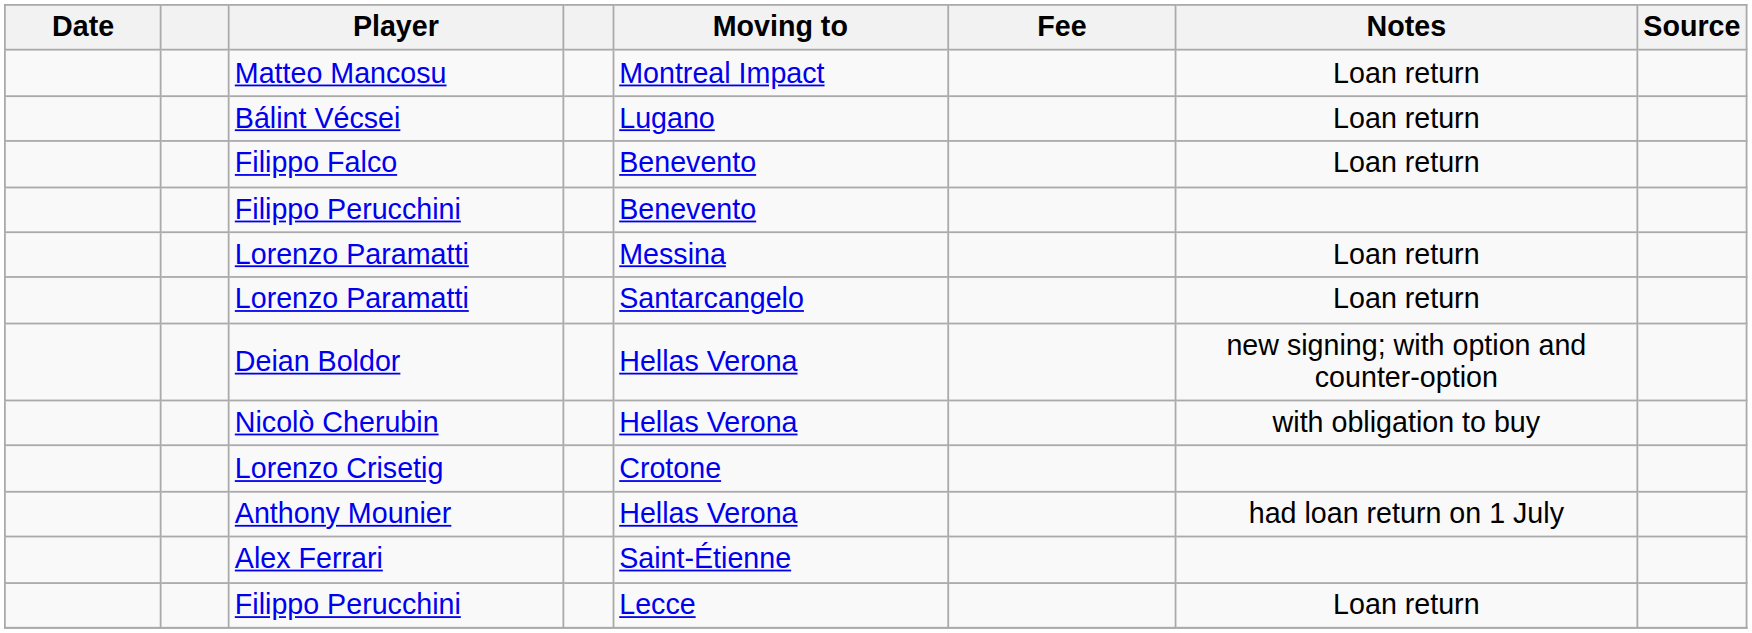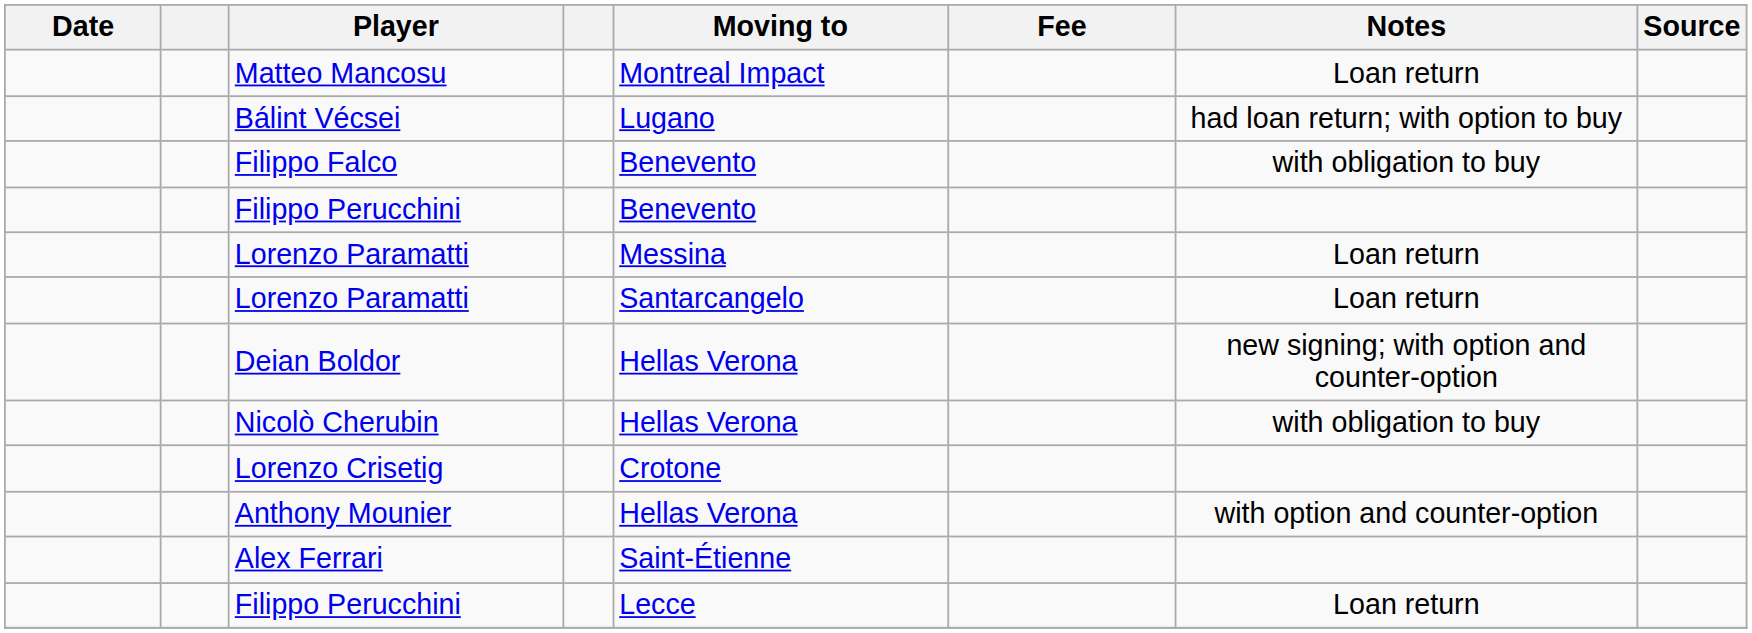(1406, 118) Loan return -> (1406, 118) had loan return; with option to buy
(1406, 163) Loan return -> (1406, 163) with obligation to buy
(1406, 513) had loan return on 1 July -> (1406, 513) with option and counter-option
